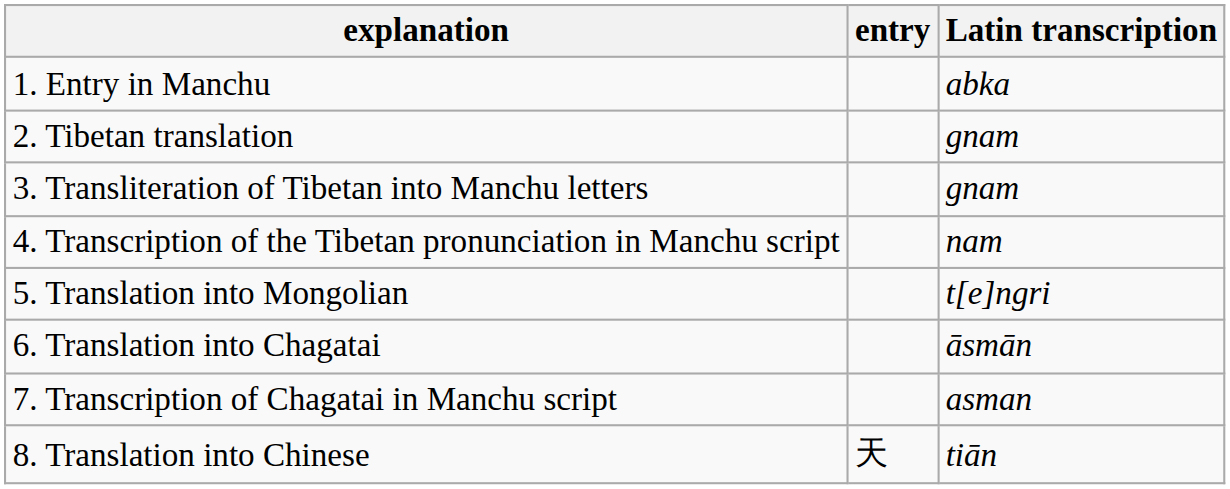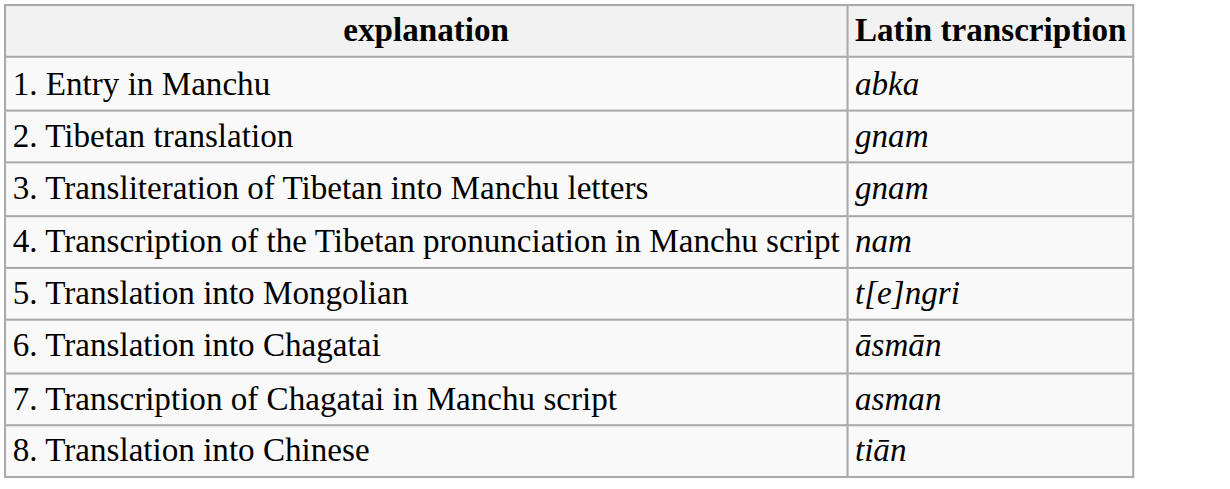- column: (893, 30)
